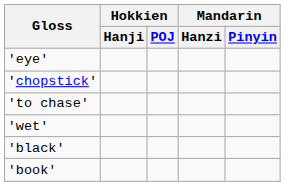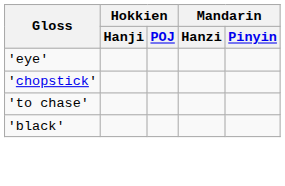- row: (28, 126)
- row: (32, 170)
